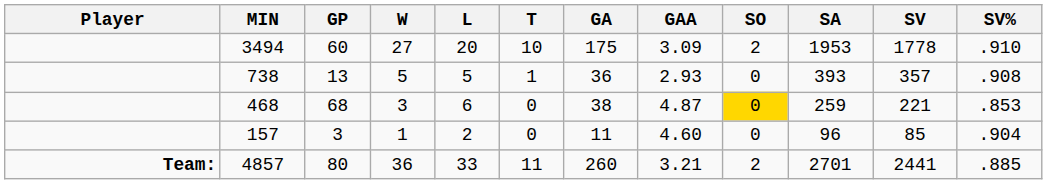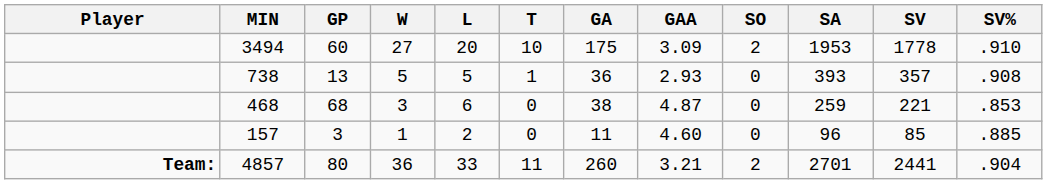(755, 106) gold background -> (755, 106) no background
(1000, 135) .904 -> (1000, 135) .885
(1000, 164) .885 -> (1000, 164) .904
